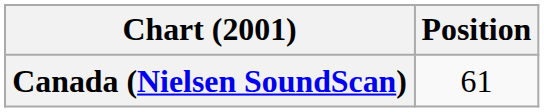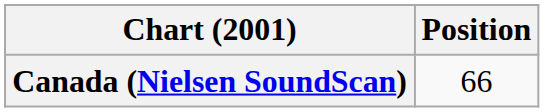(476, 80) 61 -> (476, 80) 66
